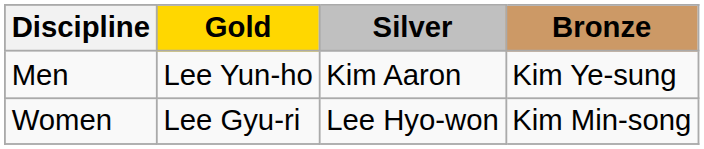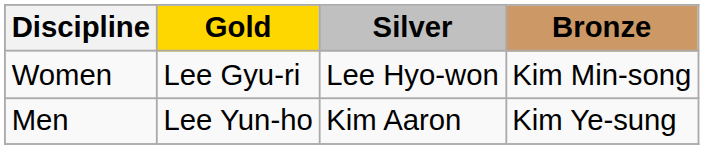rows swapped: (40, 74) <-> (62, 120)
